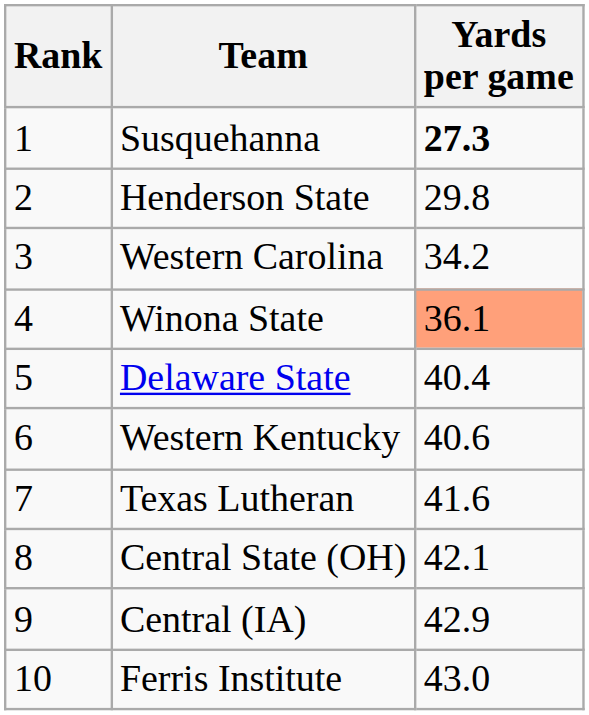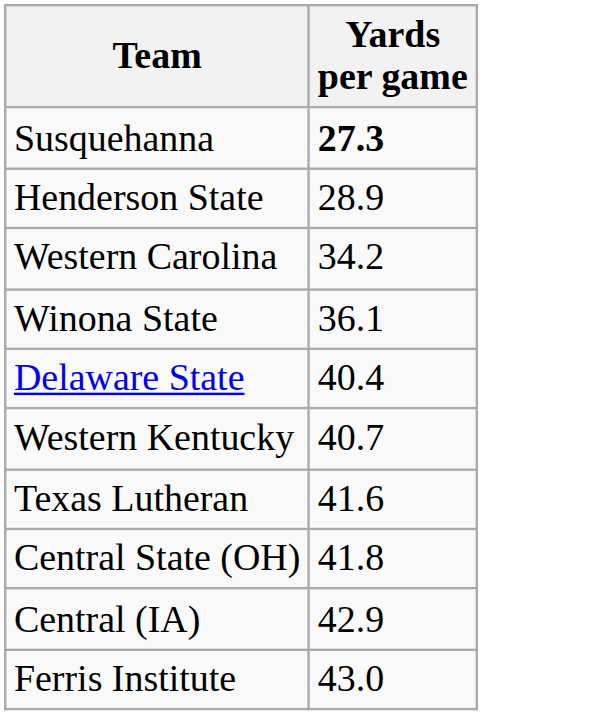- column: (58, 55)
(457, 197) 29.8 -> (351, 197) 28.9
(457, 317) lightsalmon background -> (351, 317) no background
(457, 438) 40.6 -> (351, 438) 40.7
(457, 558) 42.1 -> (351, 558) 41.8
